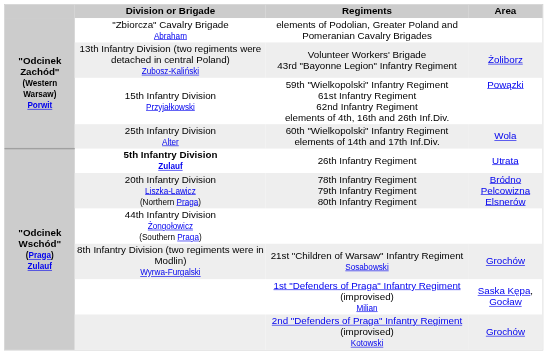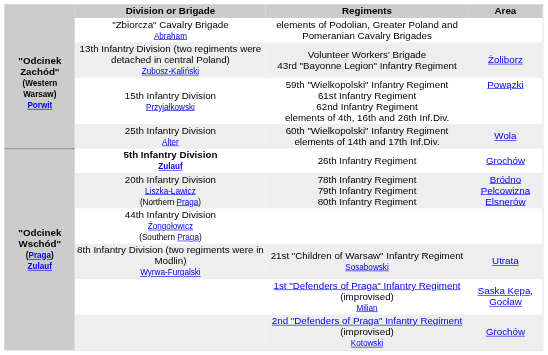(505, 160) Utrata -> (505, 160) Grochów
(505, 261) Grochów -> (505, 261) Utrata
